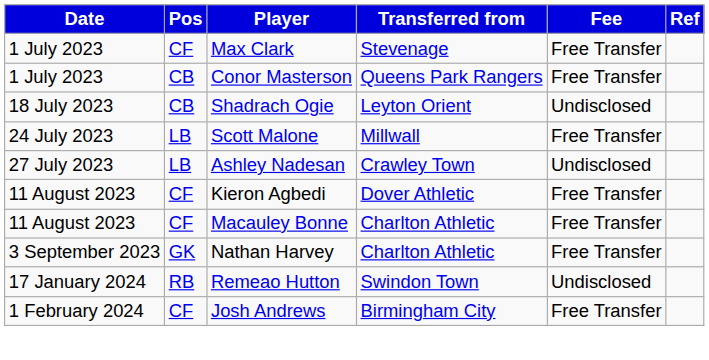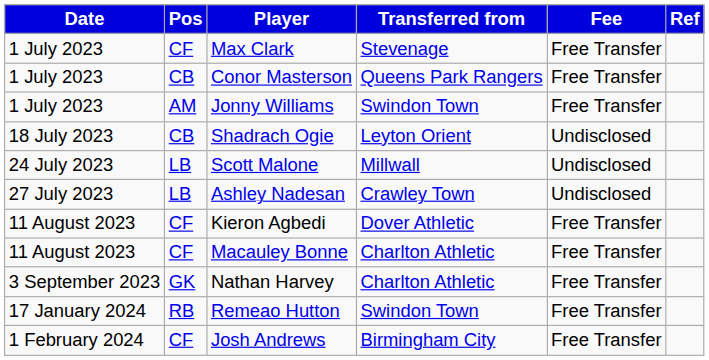+ row: (272, 106)
(606, 135) Free Transfer -> (601, 164) Undisclosed
(601, 281) Undisclosed -> (606, 310) Free Transfer
